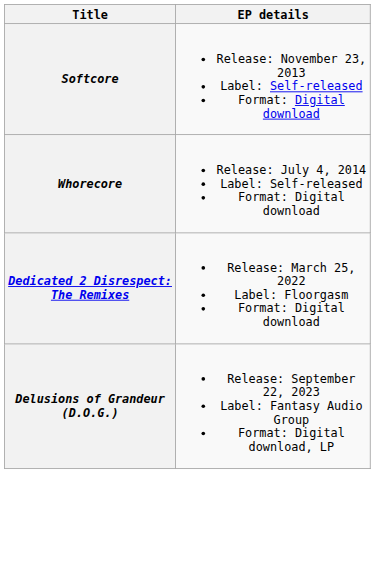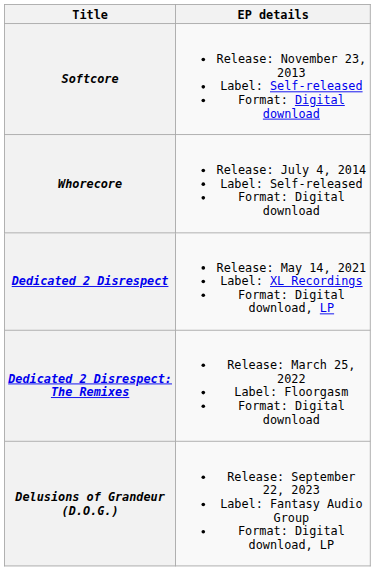+ row: (90, 281)
